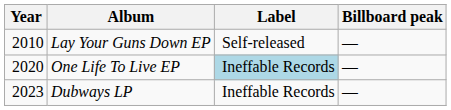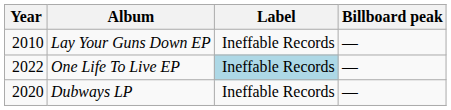(261, 42) Self-released -> (276, 42) Ineffable Records
(26, 67) 2020 -> (26, 67) 2022
(26, 92) 2023 -> (26, 92) 2020
